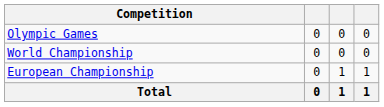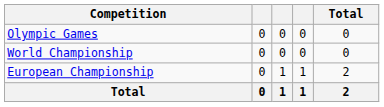+ column: (346, 14)
